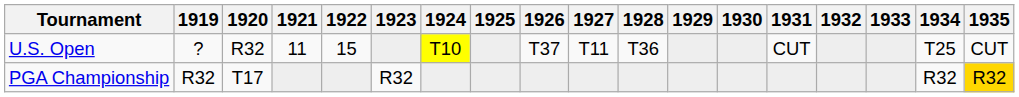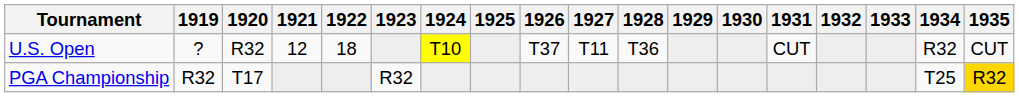(297, 48) 11 -> (297, 48) 12
(347, 48) 15 -> (347, 48) 18
(940, 48) T25 -> (940, 48) R32
(940, 78) R32 -> (940, 78) T25
